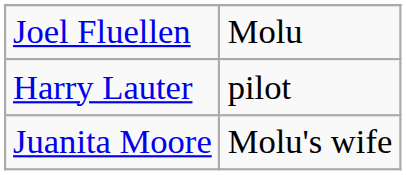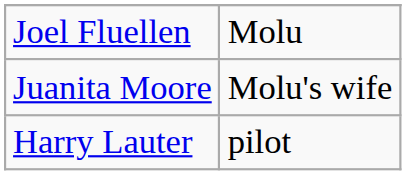rows swapped: (112, 141) <-> (103, 86)
